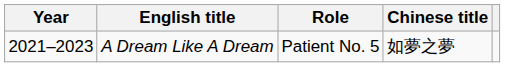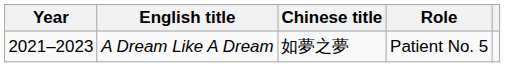columns swapped: (438, 17) <-> (330, 17)
